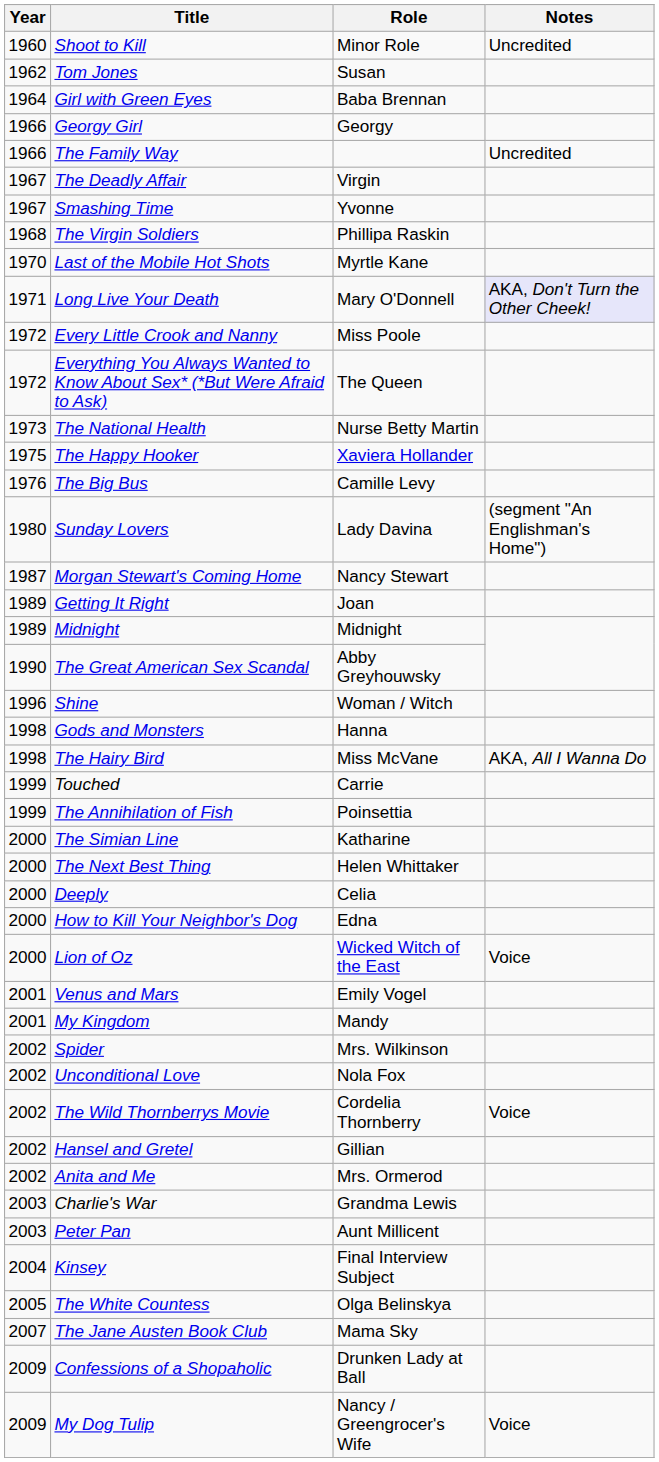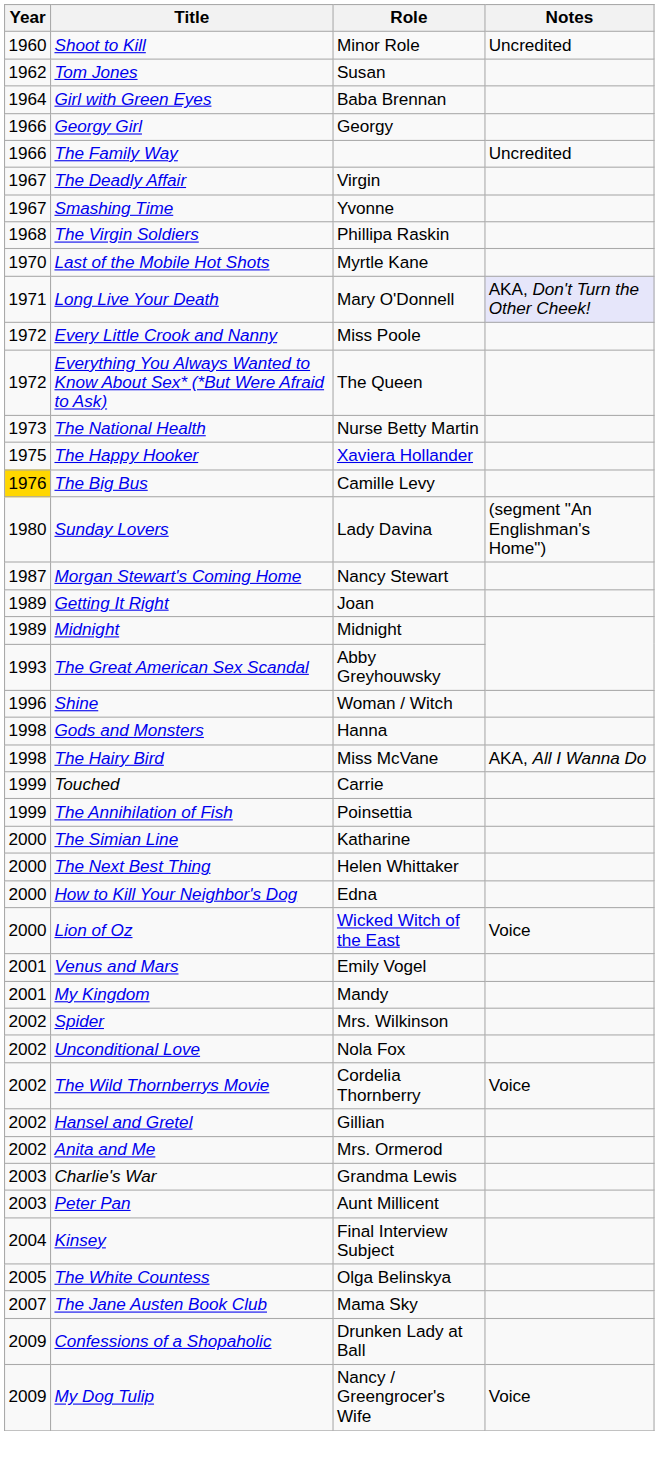(28, 483) no background -> (28, 483) gold background
(28, 667) 1990 -> (28, 667) 1993
- row: (81, 893)
